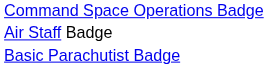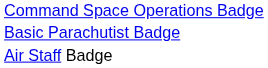rows swapped: (92, 55) <-> (58, 33)
